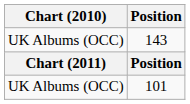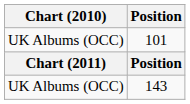rows swapped: (156, 87) <-> (156, 39)
